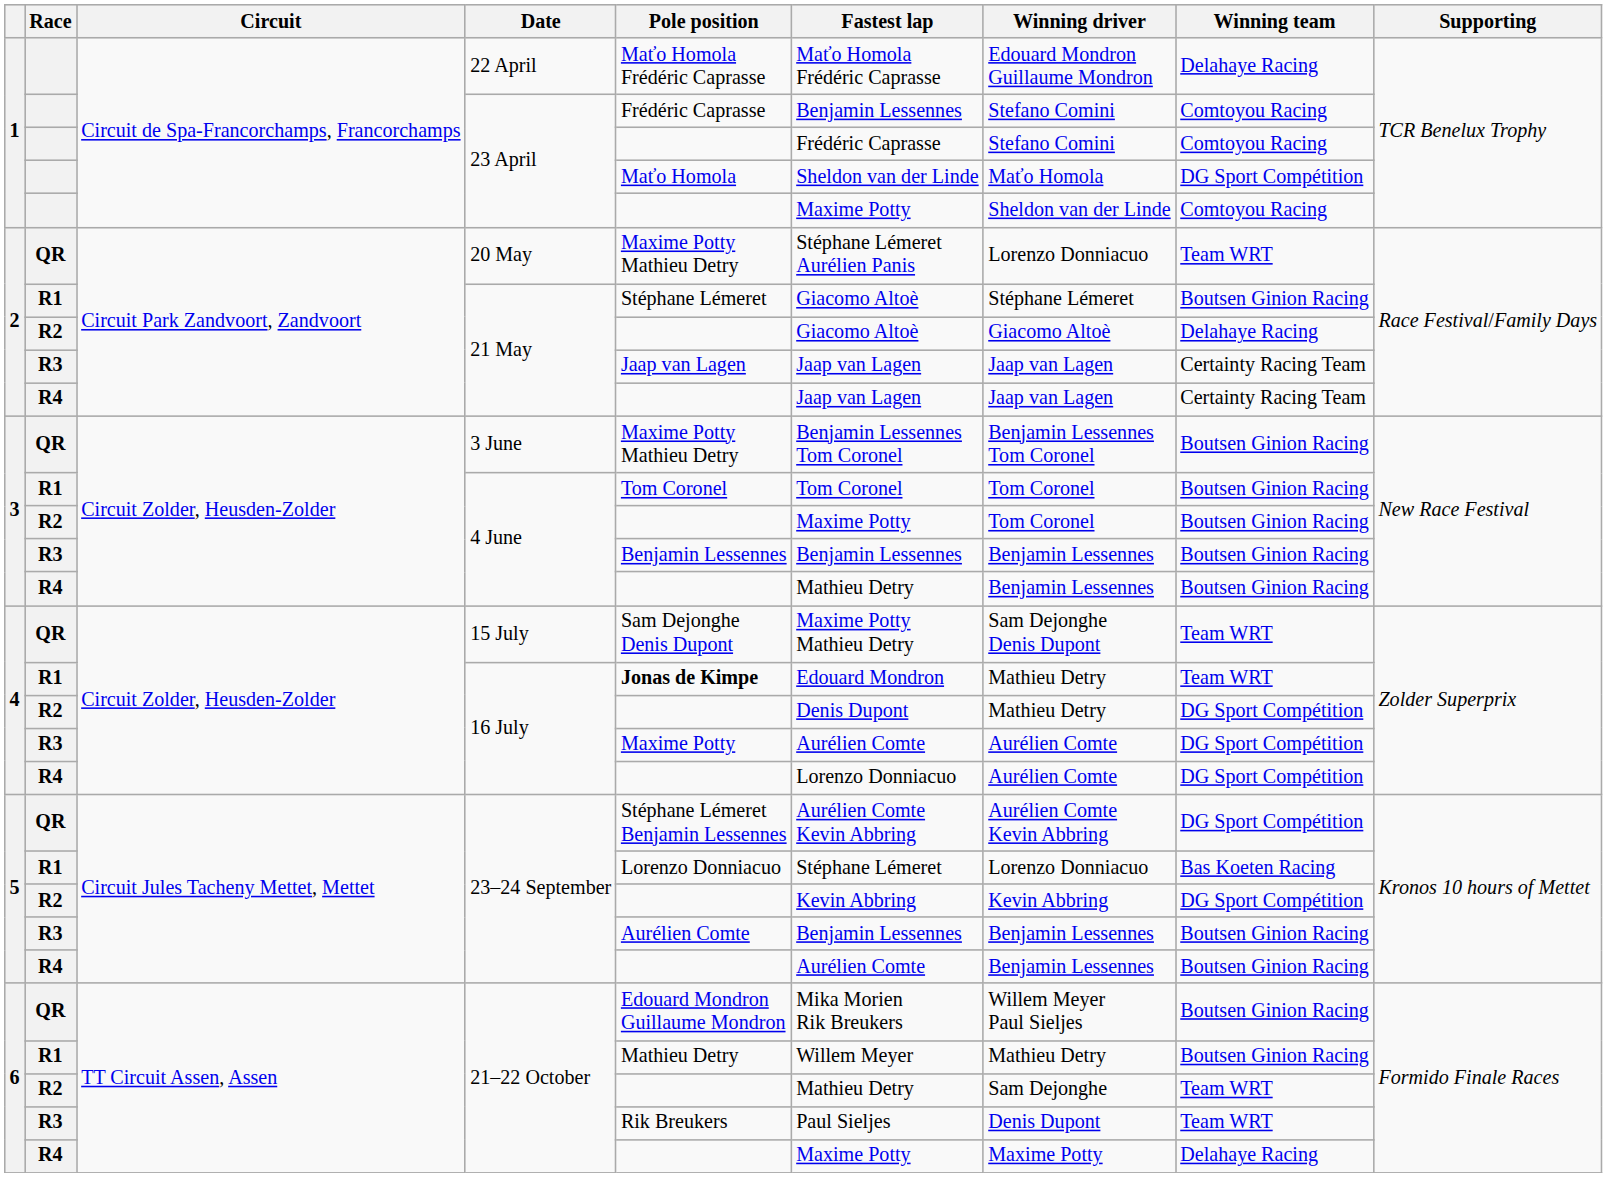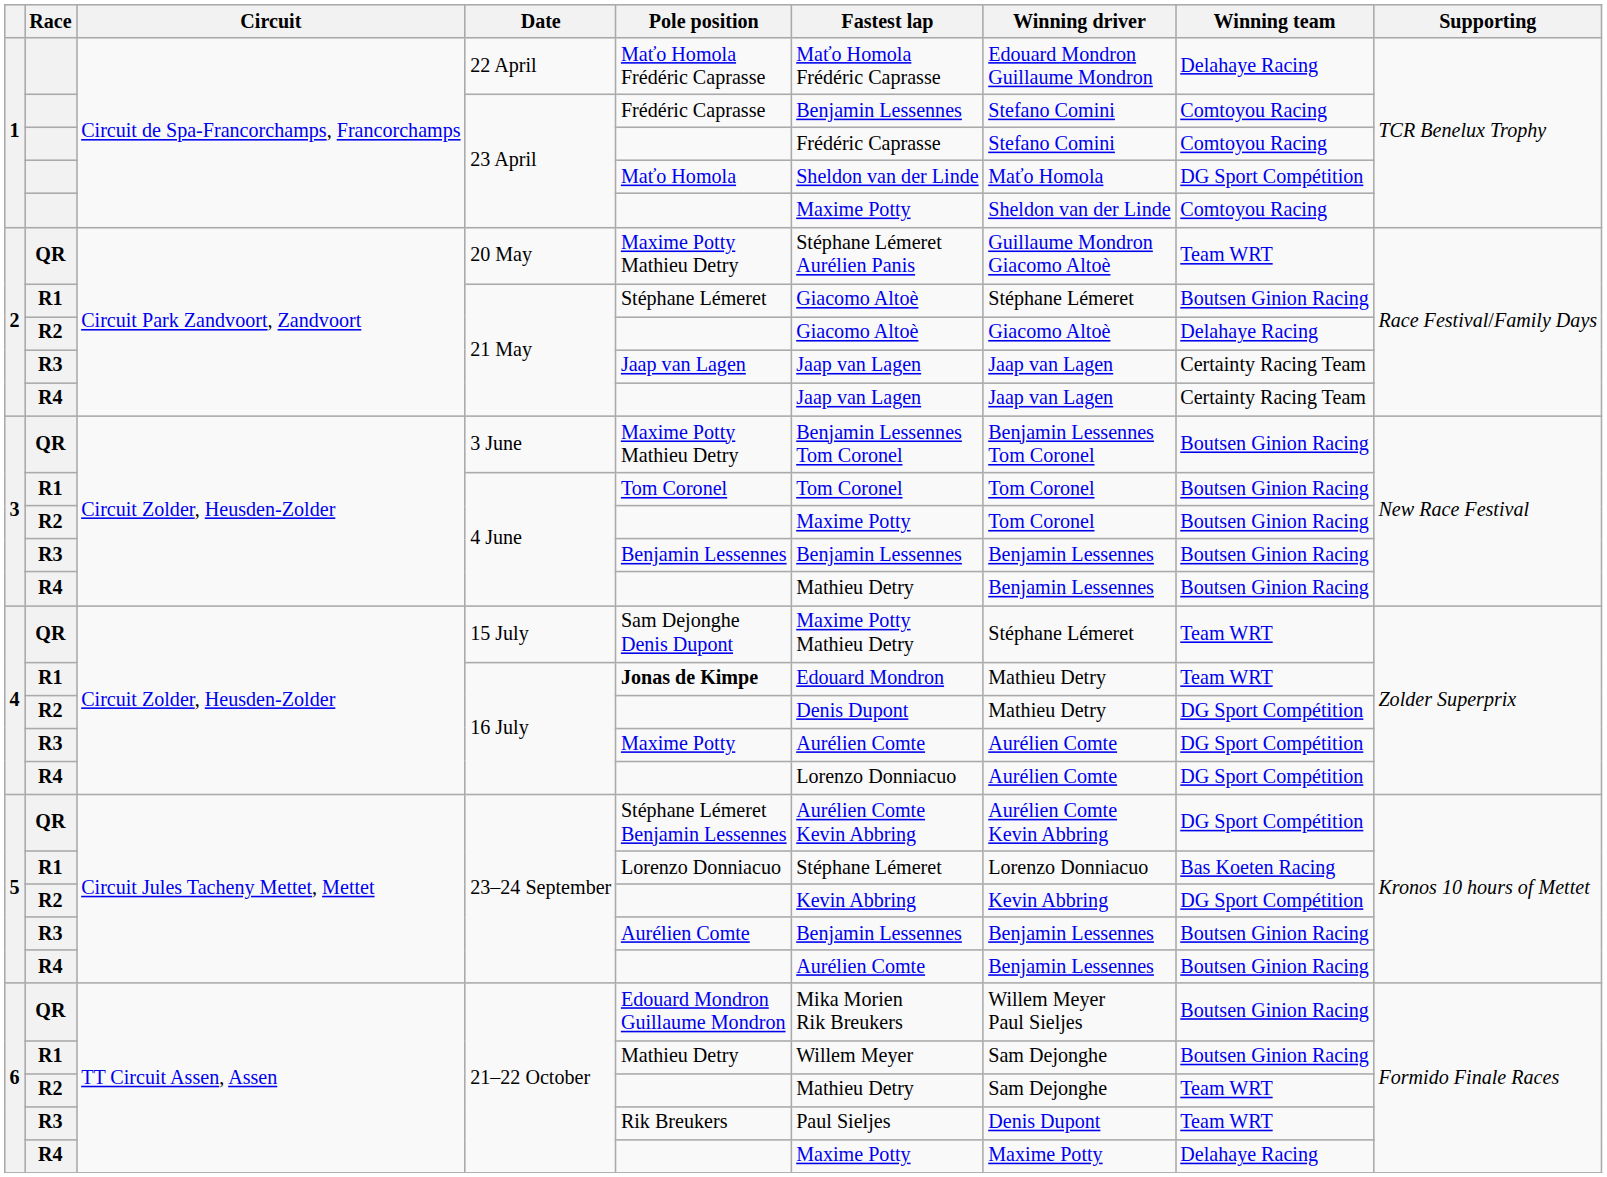(1068, 254) Lorenzo Donniacuo -> (1071, 254) Guillaume Mondron Giacomo Altoè
(1048, 633) Sam Dejonghe Denis Dupont -> (1061, 633) Stéphane Lémeret
(1047, 1056) Mathieu Detry -> (1048, 1056) Sam Dejonghe
